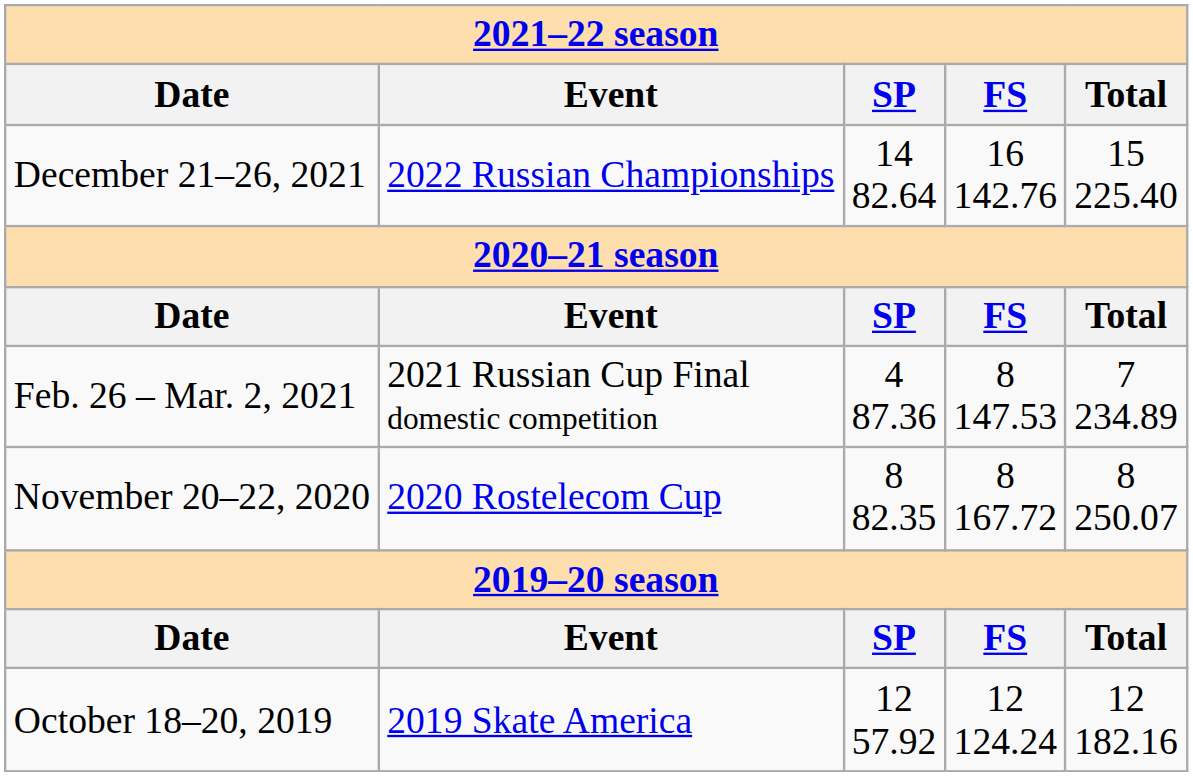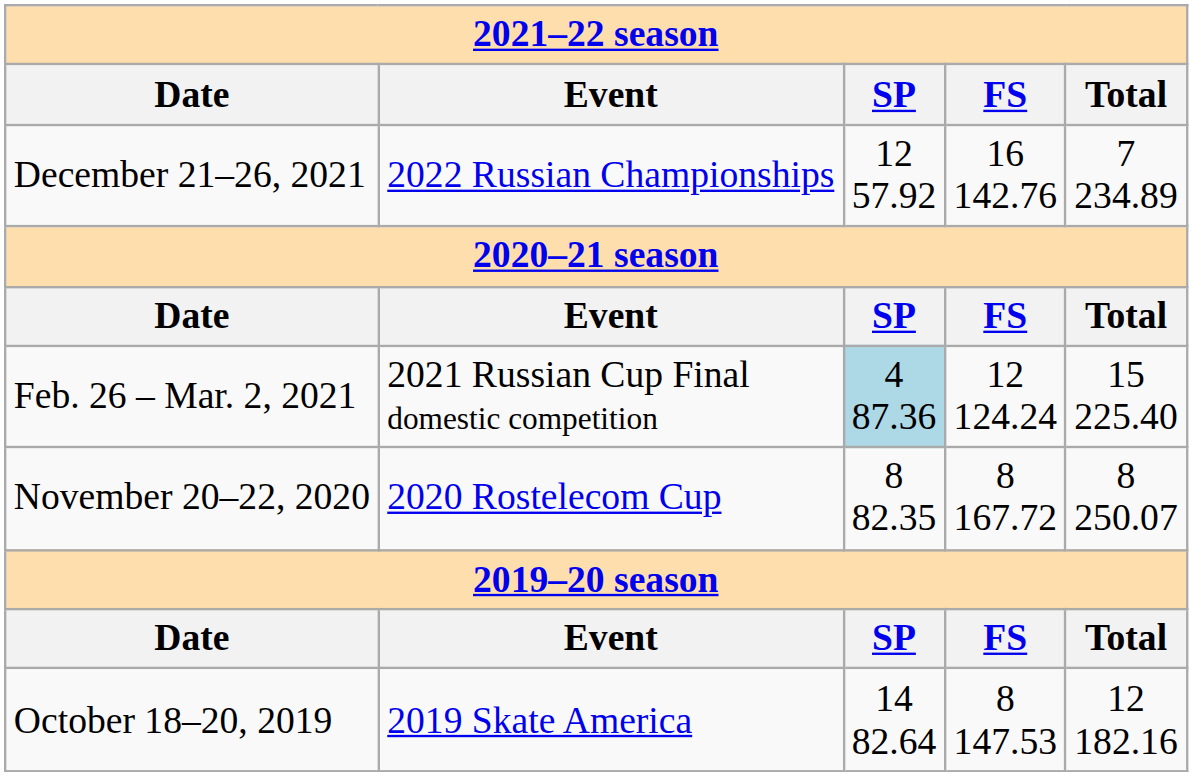(894, 174) 14 82.64 -> (894, 174) 12 57.92
(1126, 174) 15 225.40 -> (1126, 174) 7 234.89
(894, 395) no background -> (894, 395) lightblue background
(1005, 395) 8 147.53 -> (1005, 395) 12 124.24
(1126, 395) 7 234.89 -> (1126, 395) 15 225.40
(894, 719) 12 57.92 -> (894, 719) 14 82.64
(1005, 719) 12 124.24 -> (1005, 719) 8 147.53
